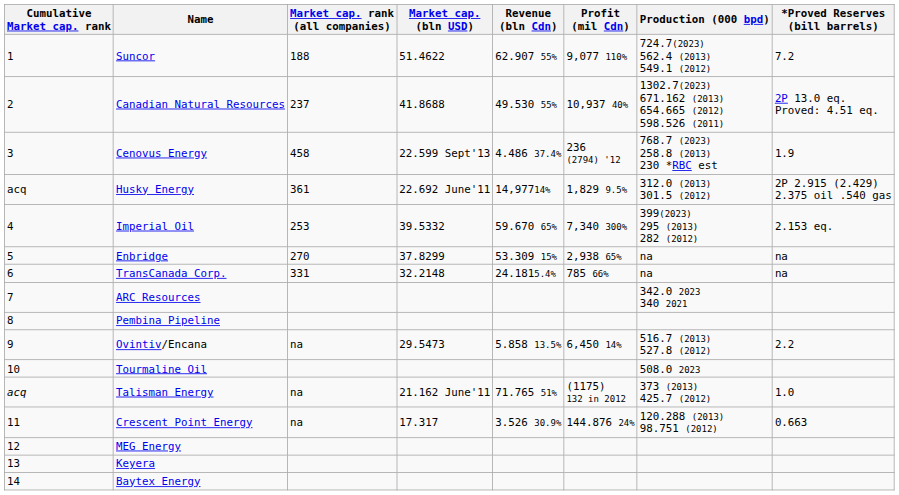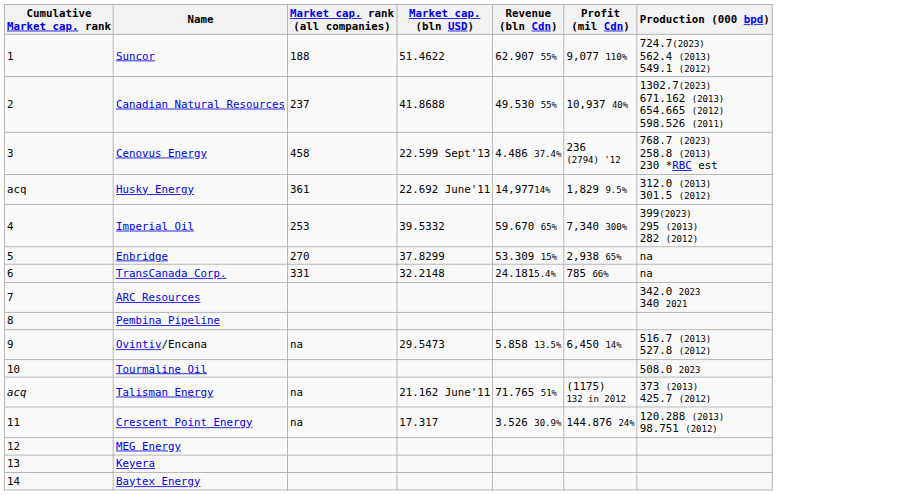- column: (833, 19)
